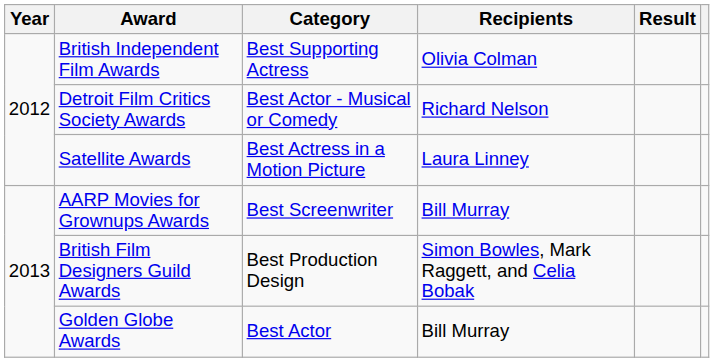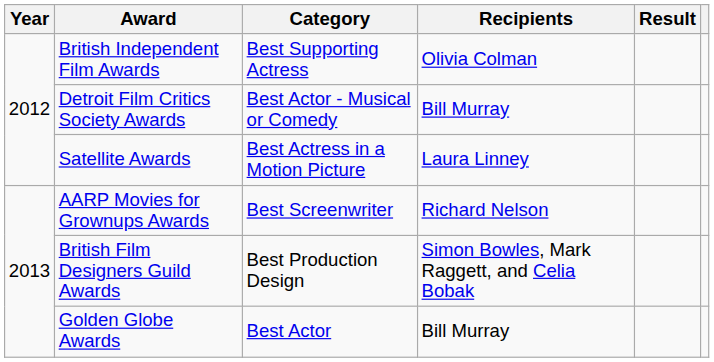(485, 109) Richard Nelson -> (465, 109) Bill Murray
(465, 210) Bill Murray -> (485, 210) Richard Nelson
